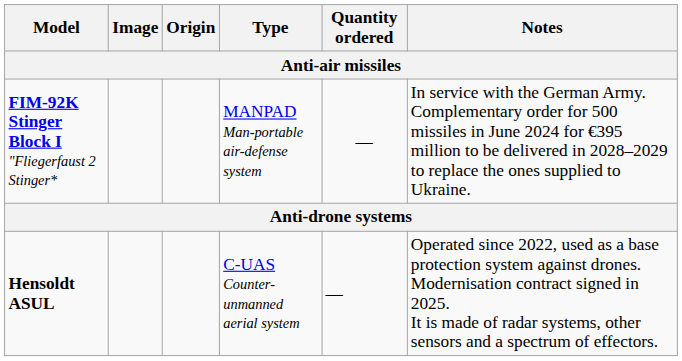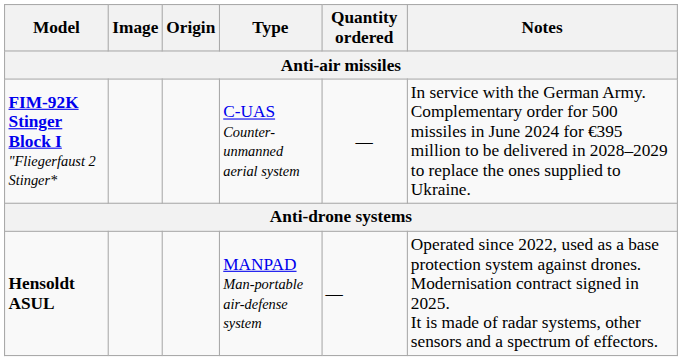(263, 141) MANPAD Man-portable air-defense system -> (261, 141) C-UAS Counter-unmanned aerial system
(261, 293) C-UAS Counter-unmanned aerial system -> (263, 293) MANPAD Man-portable air-defense system
